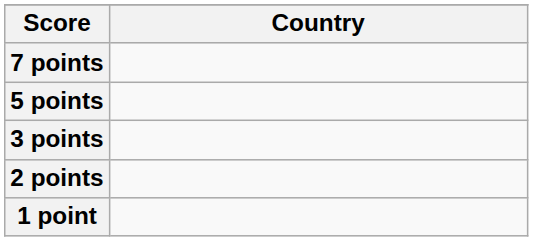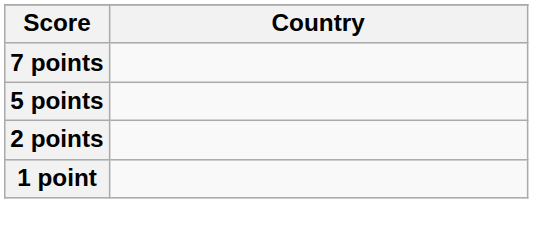- row: (57, 139)
